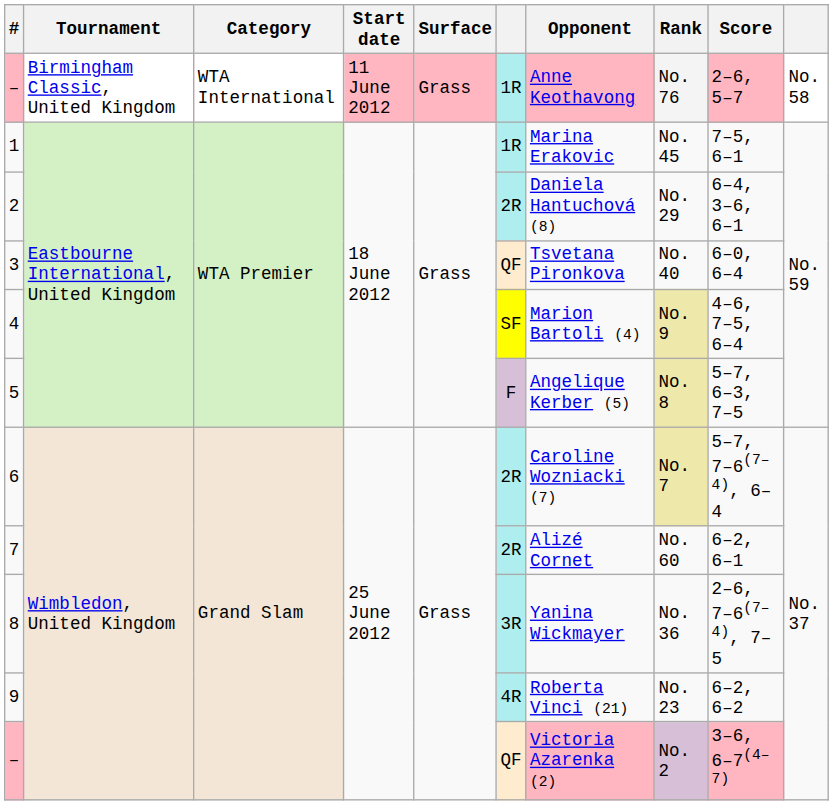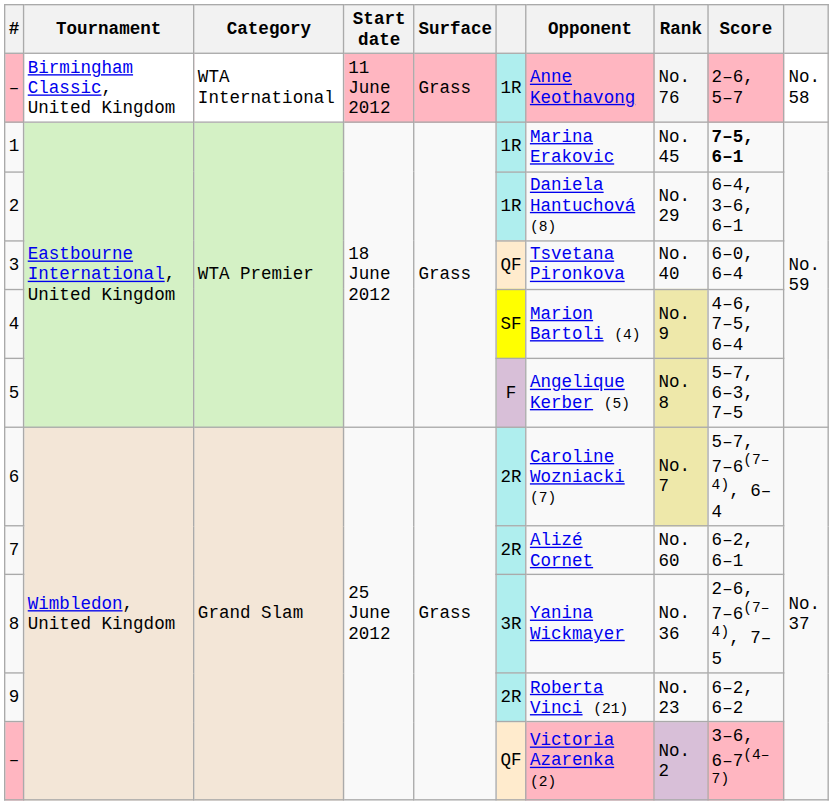(733, 147) normal -> (733, 147) bold
(511, 206) 2R -> (511, 206) 1R
(511, 698) 4R -> (511, 698) 2R
